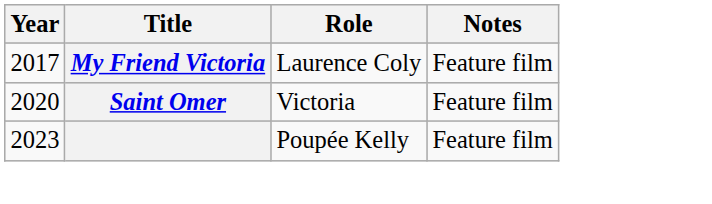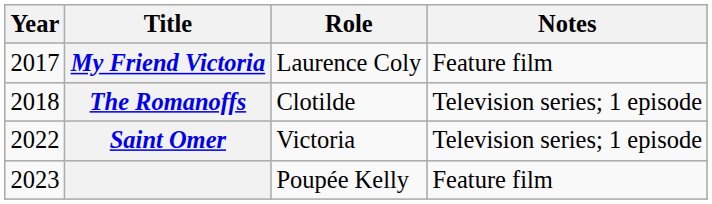+ row: (168, 101)
(35, 101) 2020 -> (35, 140) 2022
(493, 101) Feature film -> (567, 140) Television series; 1 episode
